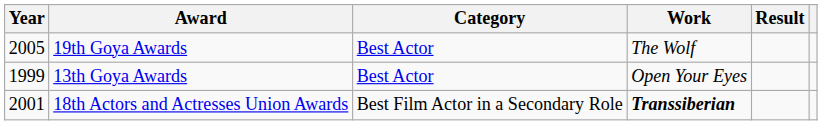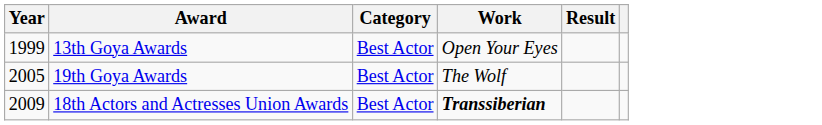rows swapped: (120, 76) <-> (120, 47)
(27, 104) 2001 -> (27, 104) 2009
(490, 104) Best Film Actor in a Secondary Role -> (395, 104) Best Actor
